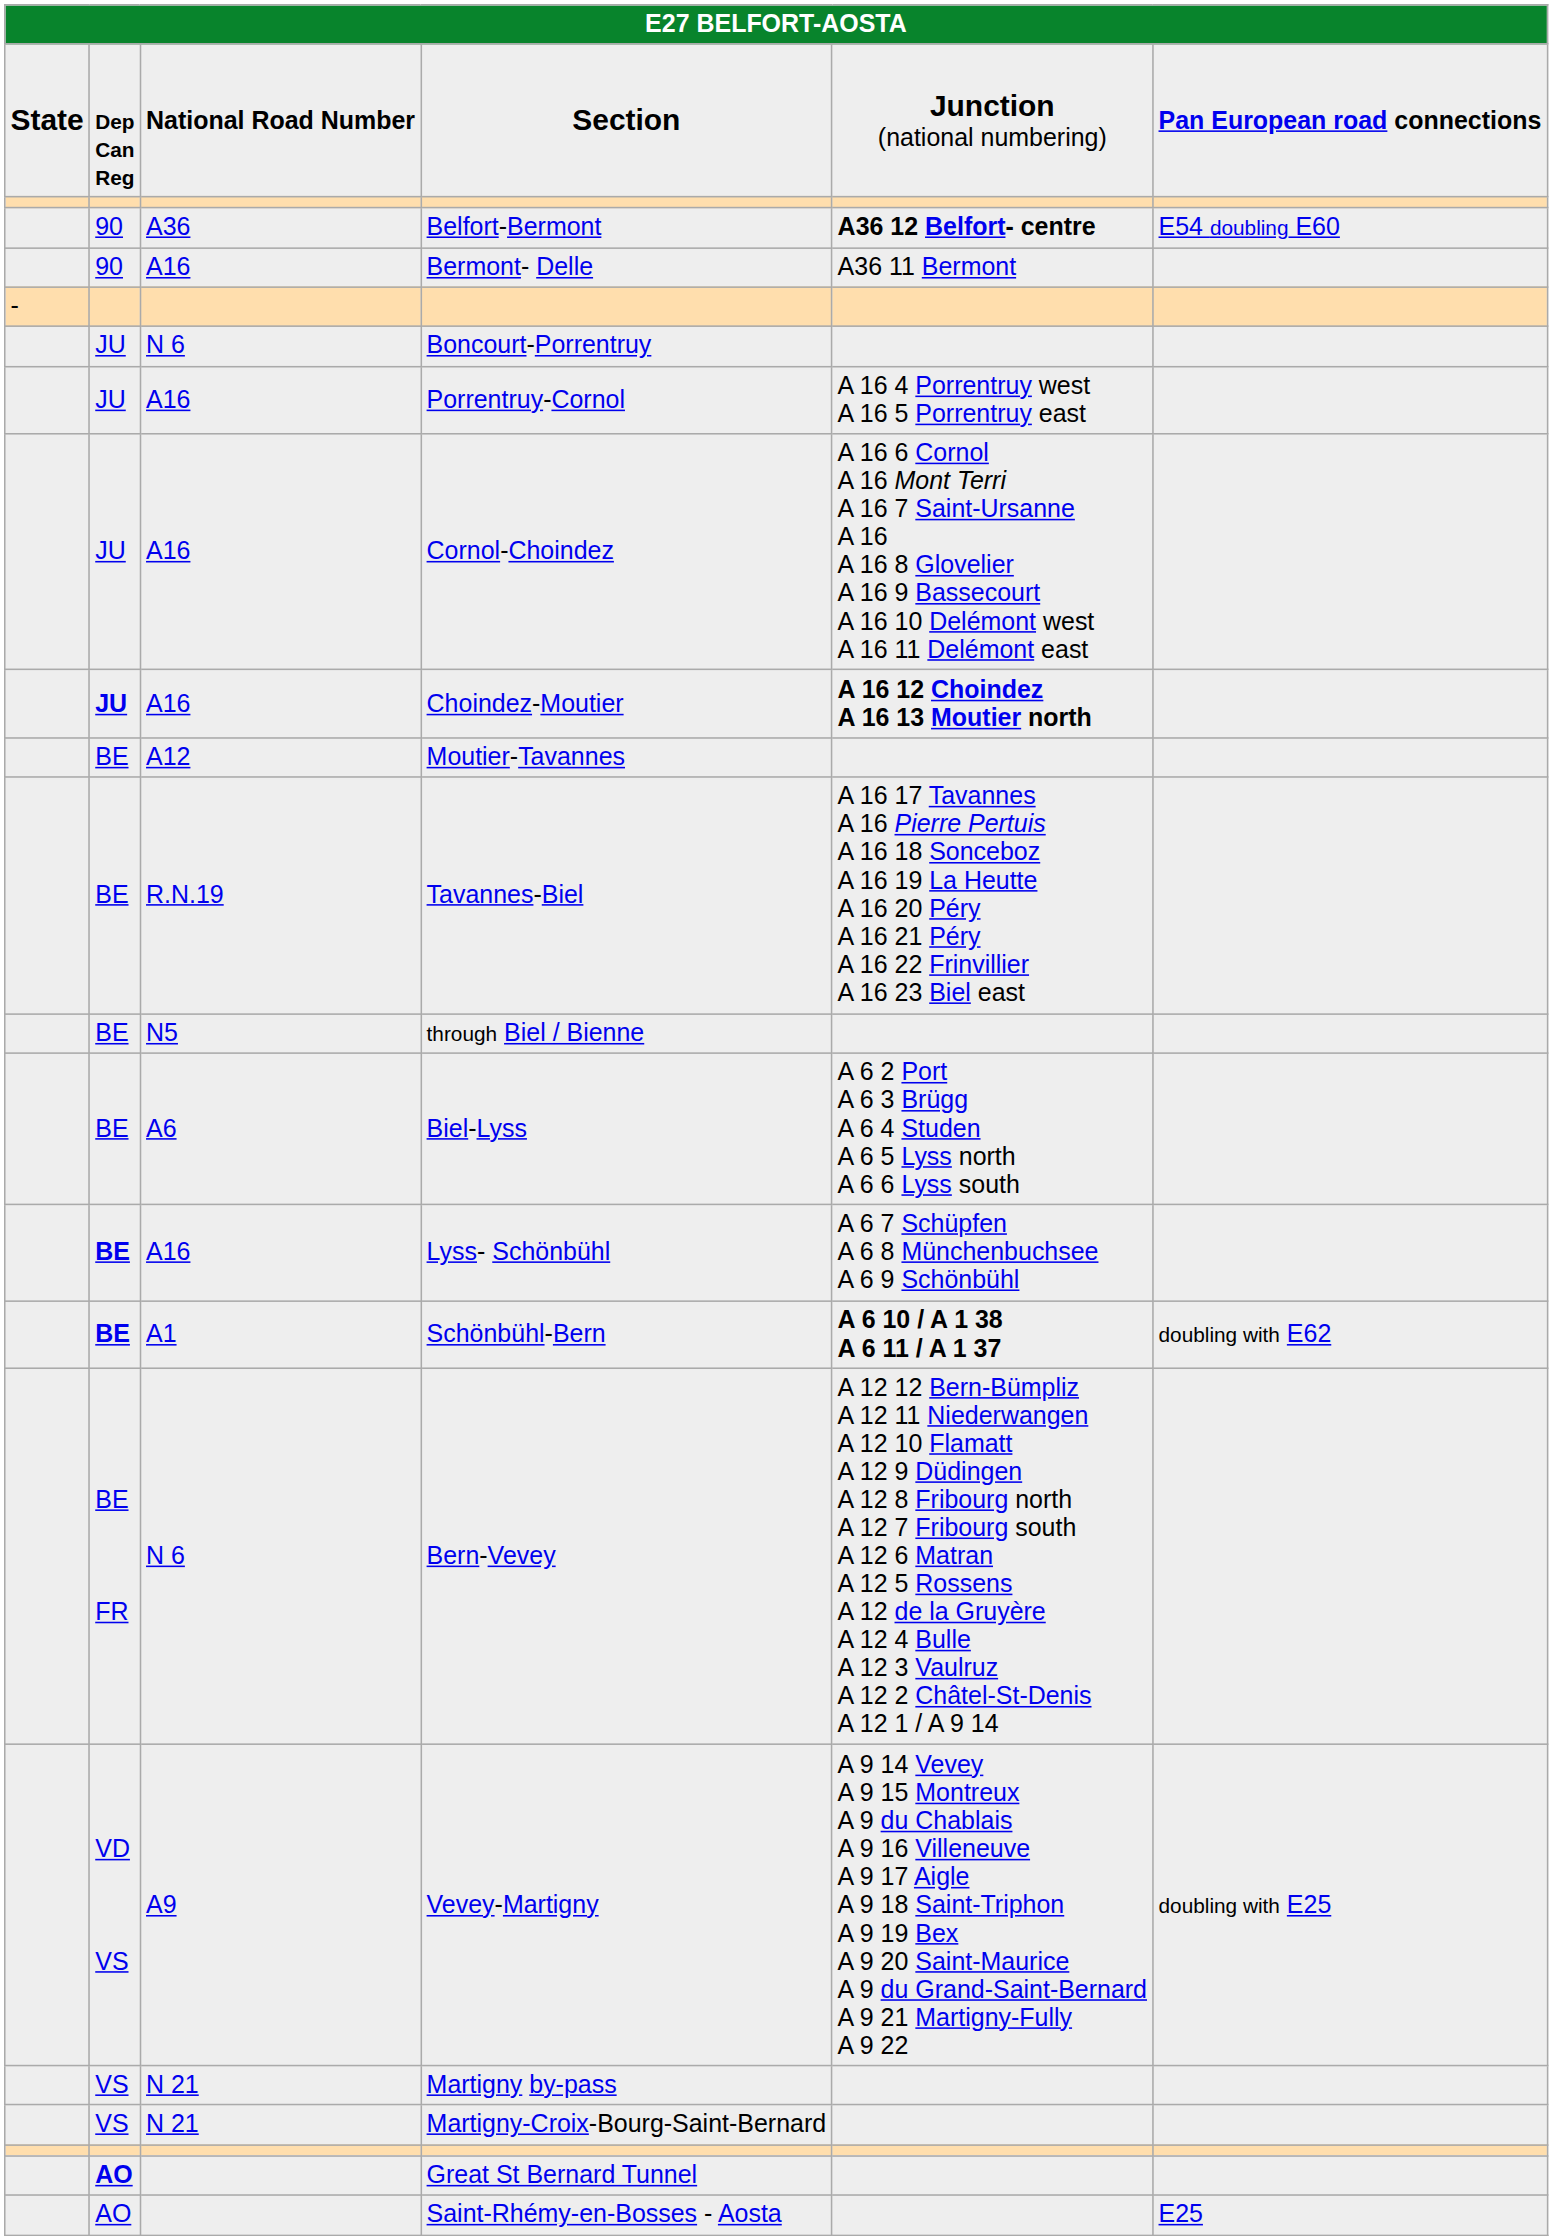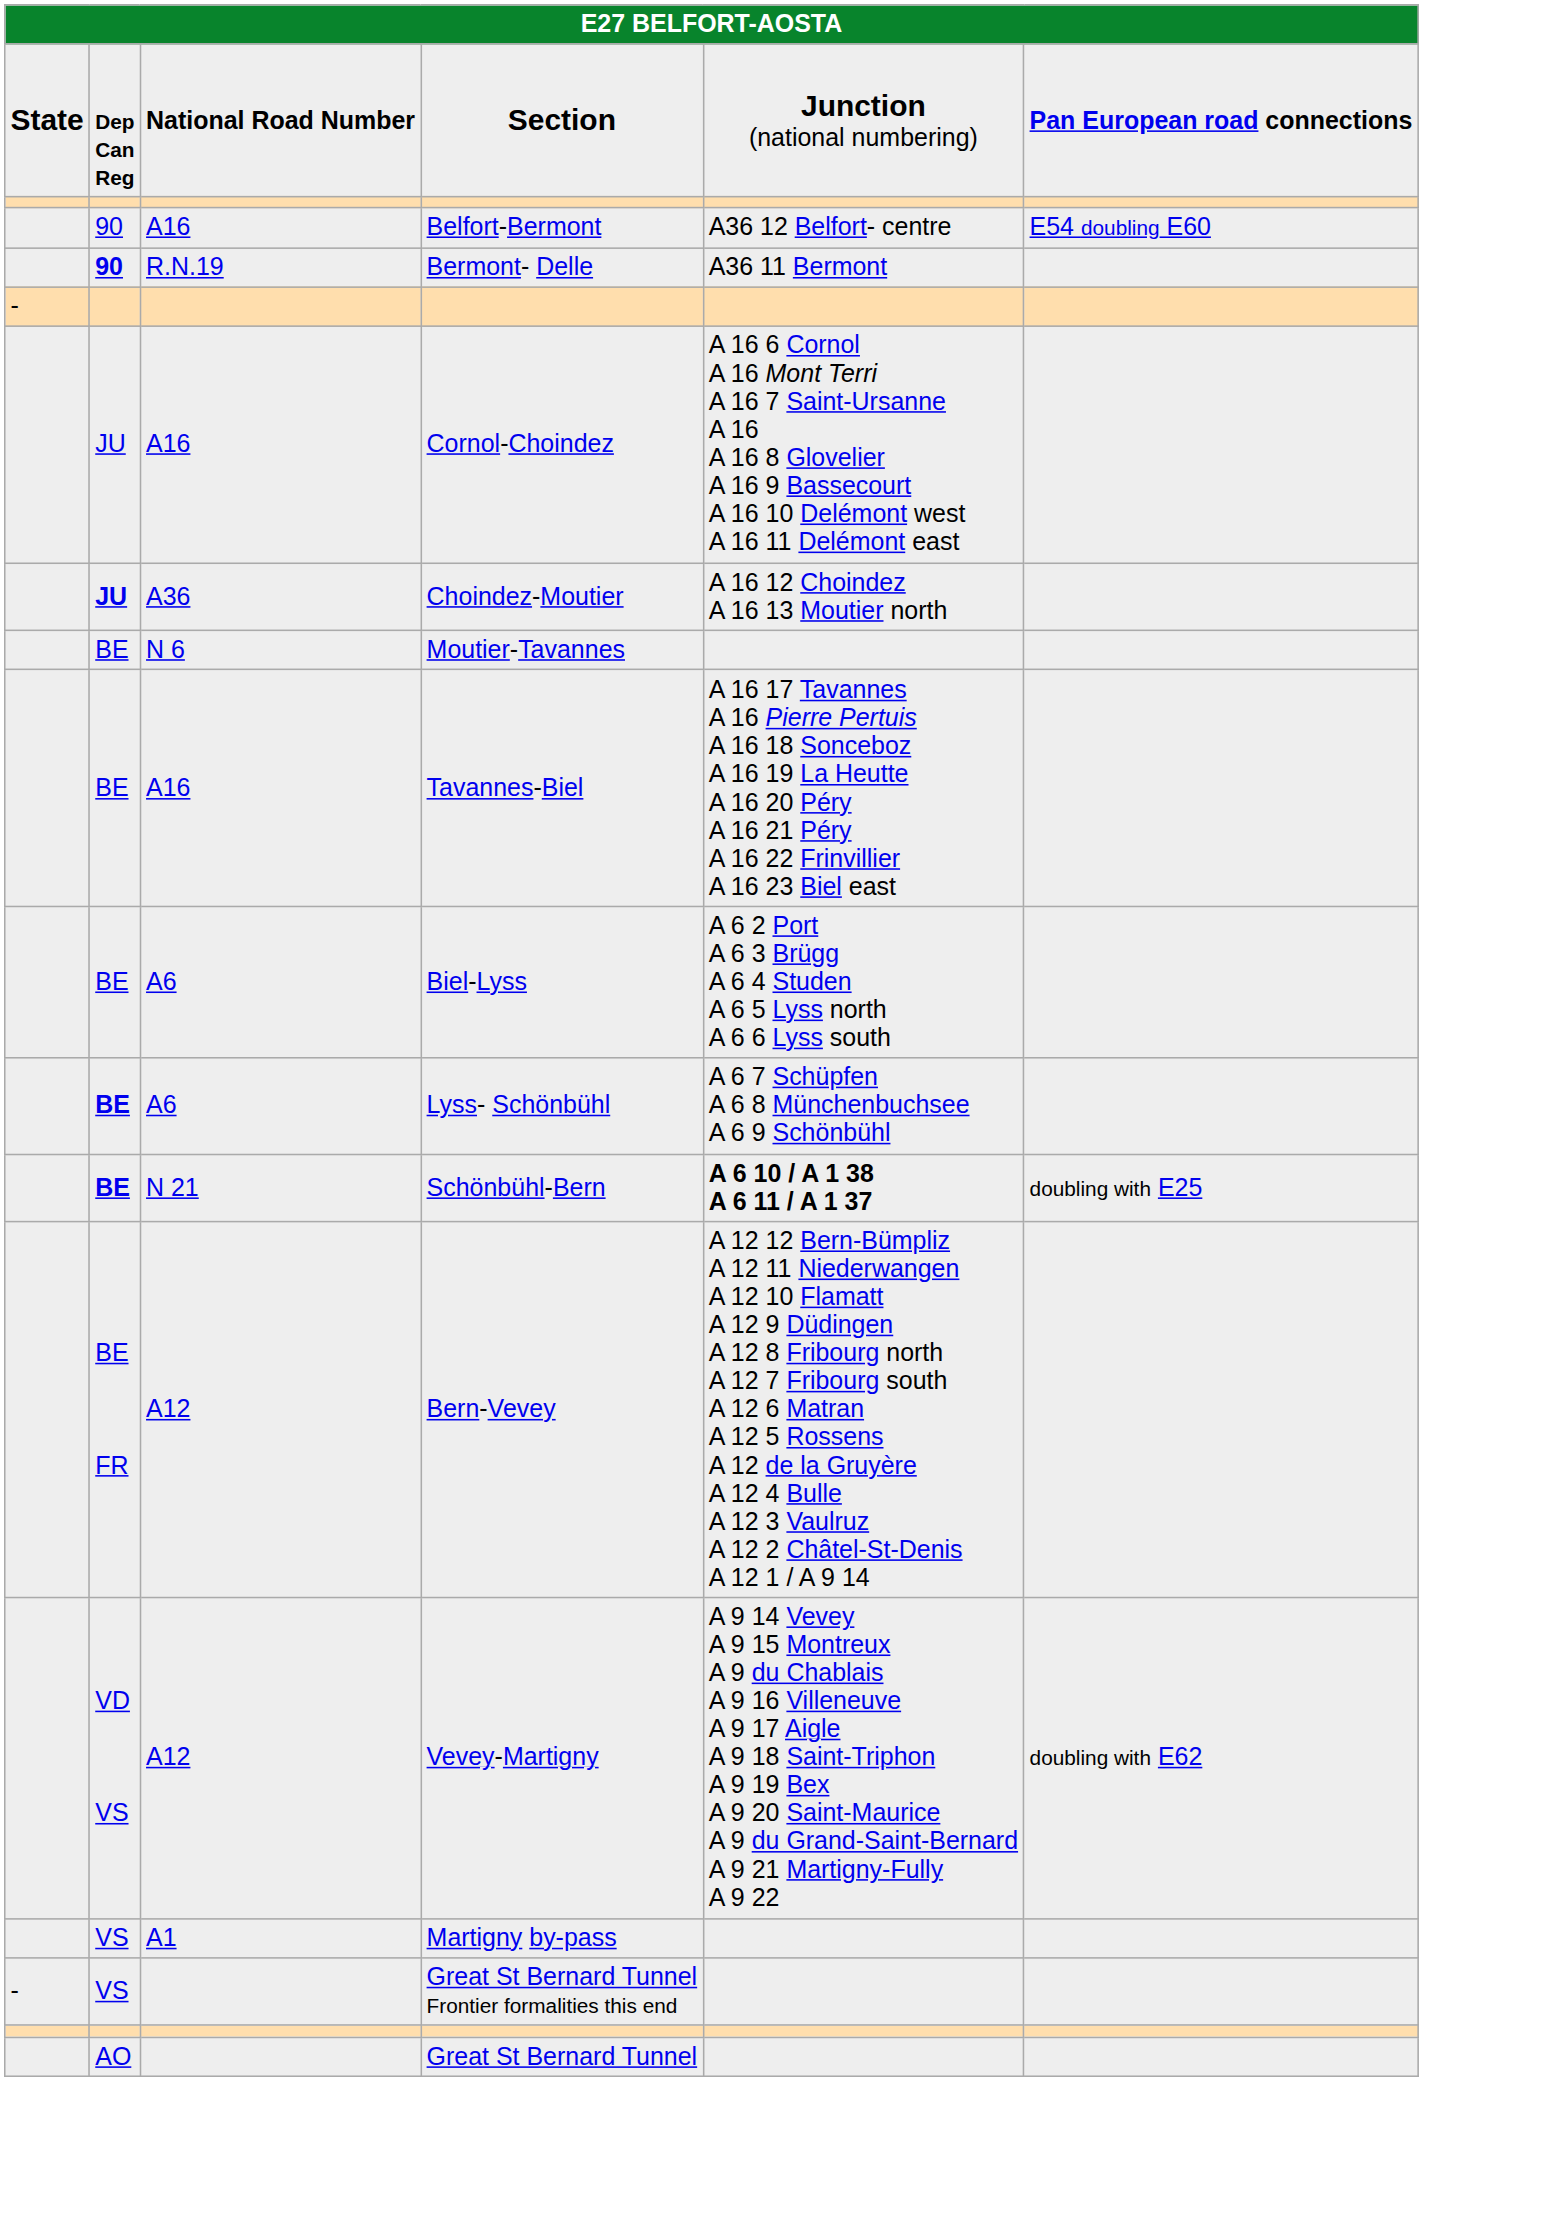(168, 227) A36 -> (168, 227) A16
(967, 227) bold -> (830, 227) normal
(109, 266) normal -> (109, 266) bold
(168, 266) A16 -> (185, 266) R.N.19
- row: (47, 346)
- row: (47, 400)
(168, 703) A16 -> (168, 596) A36
(965, 703) bold -> (828, 596) normal
(168, 757) A12 -> (165, 649) N 6
(185, 894) R.N.19 -> (168, 787) A16
- row: (47, 1033)
(168, 1252) A16 -> (161, 1105) A6
(161, 1334) A1 -> (172, 1187) N 21
(1245, 1334) doubling with E62 -> (1116, 1187) doubling with E25
(165, 1556) N 6 -> (168, 1409) A12
(161, 1904) A9 -> (168, 1757) A12
(1245, 1904) doubling with E25 -> (1116, 1757) doubling with E62
(172, 2084) N 21 -> (161, 1937) A1
- row: (47, 2125)
+ row: (15, 1991)
(114, 2175) bold -> (113, 2056) normal
- row: (47, 2215)
